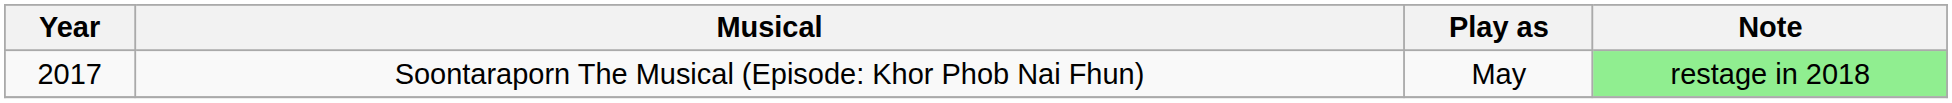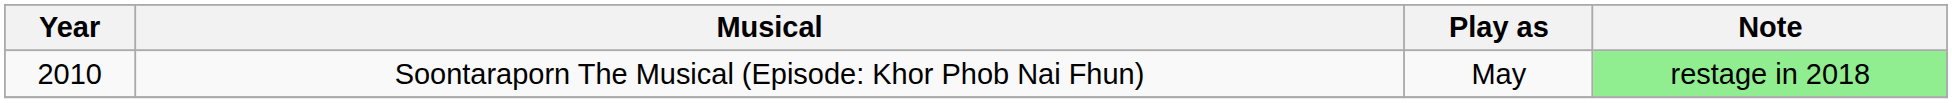(70, 73) 2017 -> (70, 73) 2010
